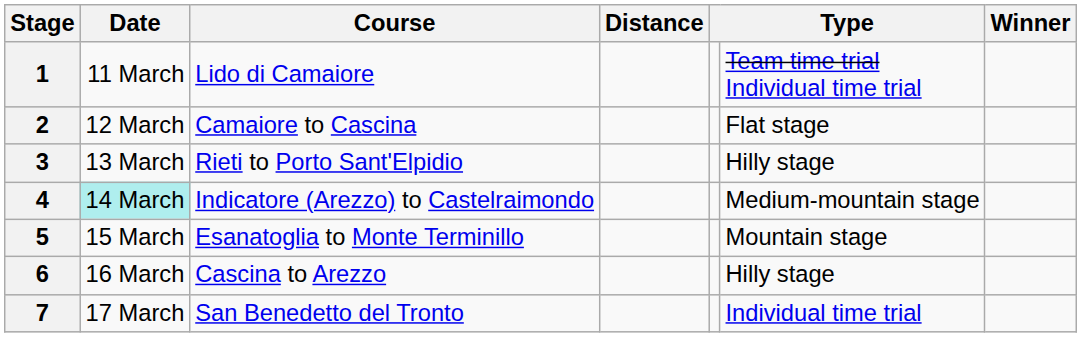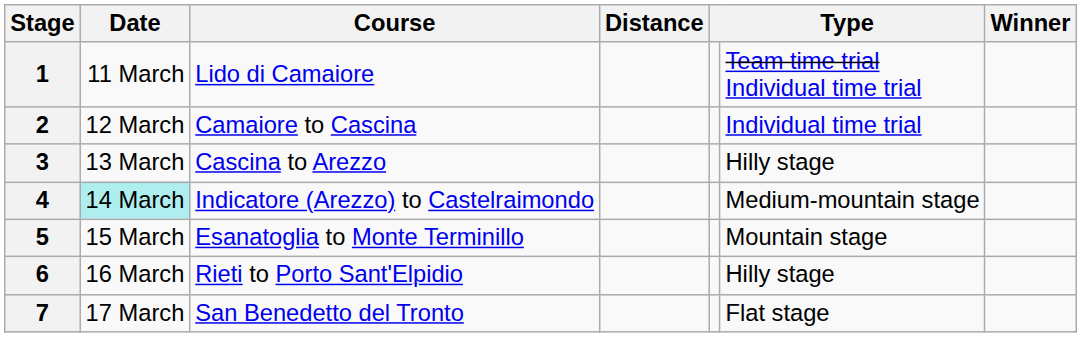(778, 125) Flat stage -> (824, 125) Individual time trial
(329, 162) Rieti to Porto Sant'Elpidio -> (291, 162) Cascina to Arezzo
(291, 275) Cascina to Arezzo -> (329, 275) Rieti to Porto Sant'Elpidio
(824, 312) Individual time trial -> (778, 312) Flat stage
